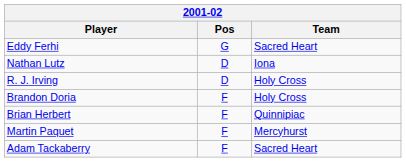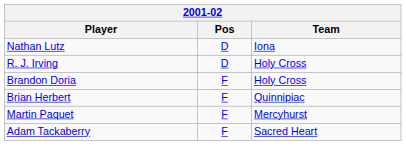- row: (33, 47)
